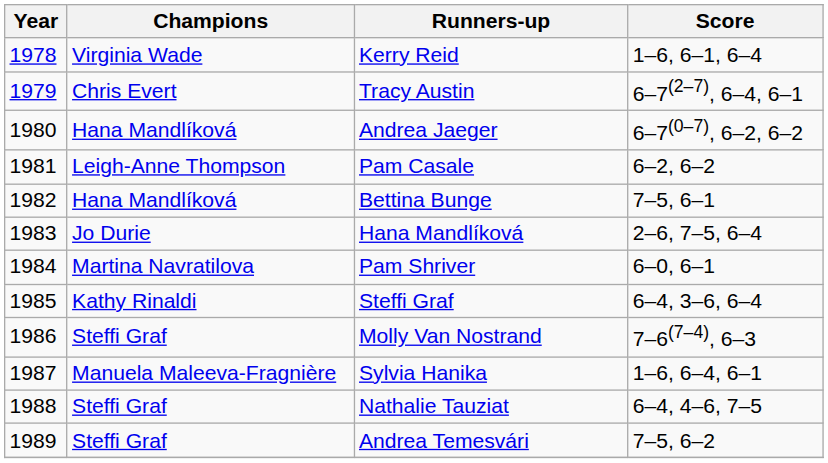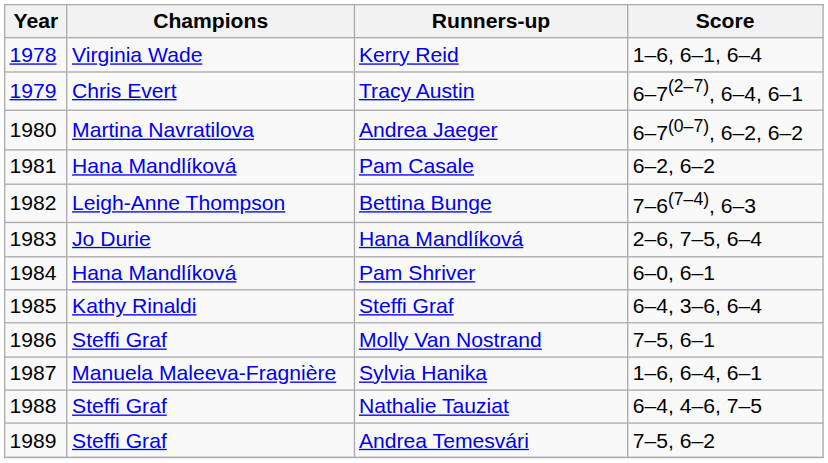(154, 130) Hana Mandlíková -> (163, 130) Martina Navratilova
(179, 166) Leigh-Anne Thompson -> (154, 166) Hana Mandlíková
(154, 200) Hana Mandlíková -> (179, 202) Leigh-Anne Thompson
(674, 200) 7–5, 6–1 -> (694, 203) 7–6(7–4), 6–3
(163, 267) Martina Navratilova -> (154, 272) Hana Mandlíková
(694, 336) 7–6(7–4), 6–3 -> (674, 339) 7–5, 6–1
